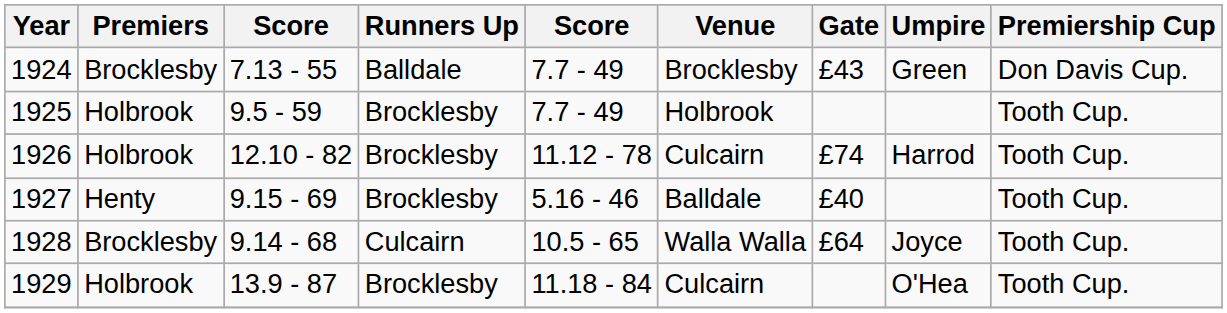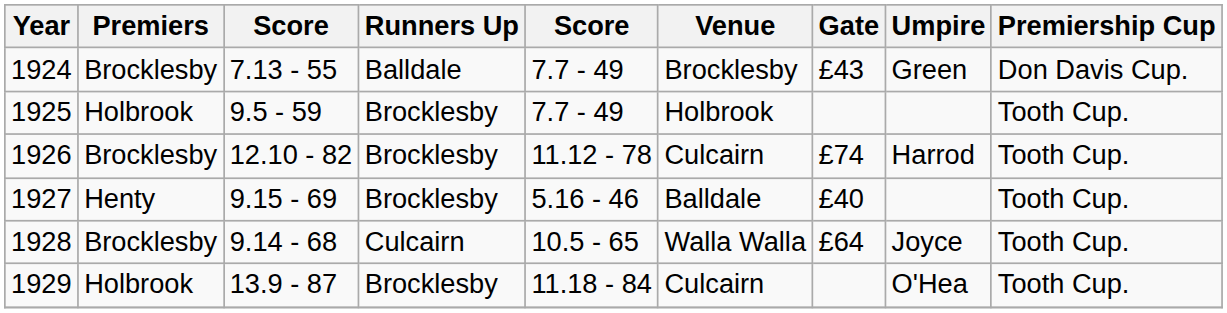(139, 155) Holbrook -> (151, 155) Brocklesby
